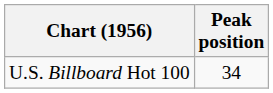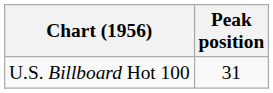(231, 72) 34 -> (231, 72) 31
